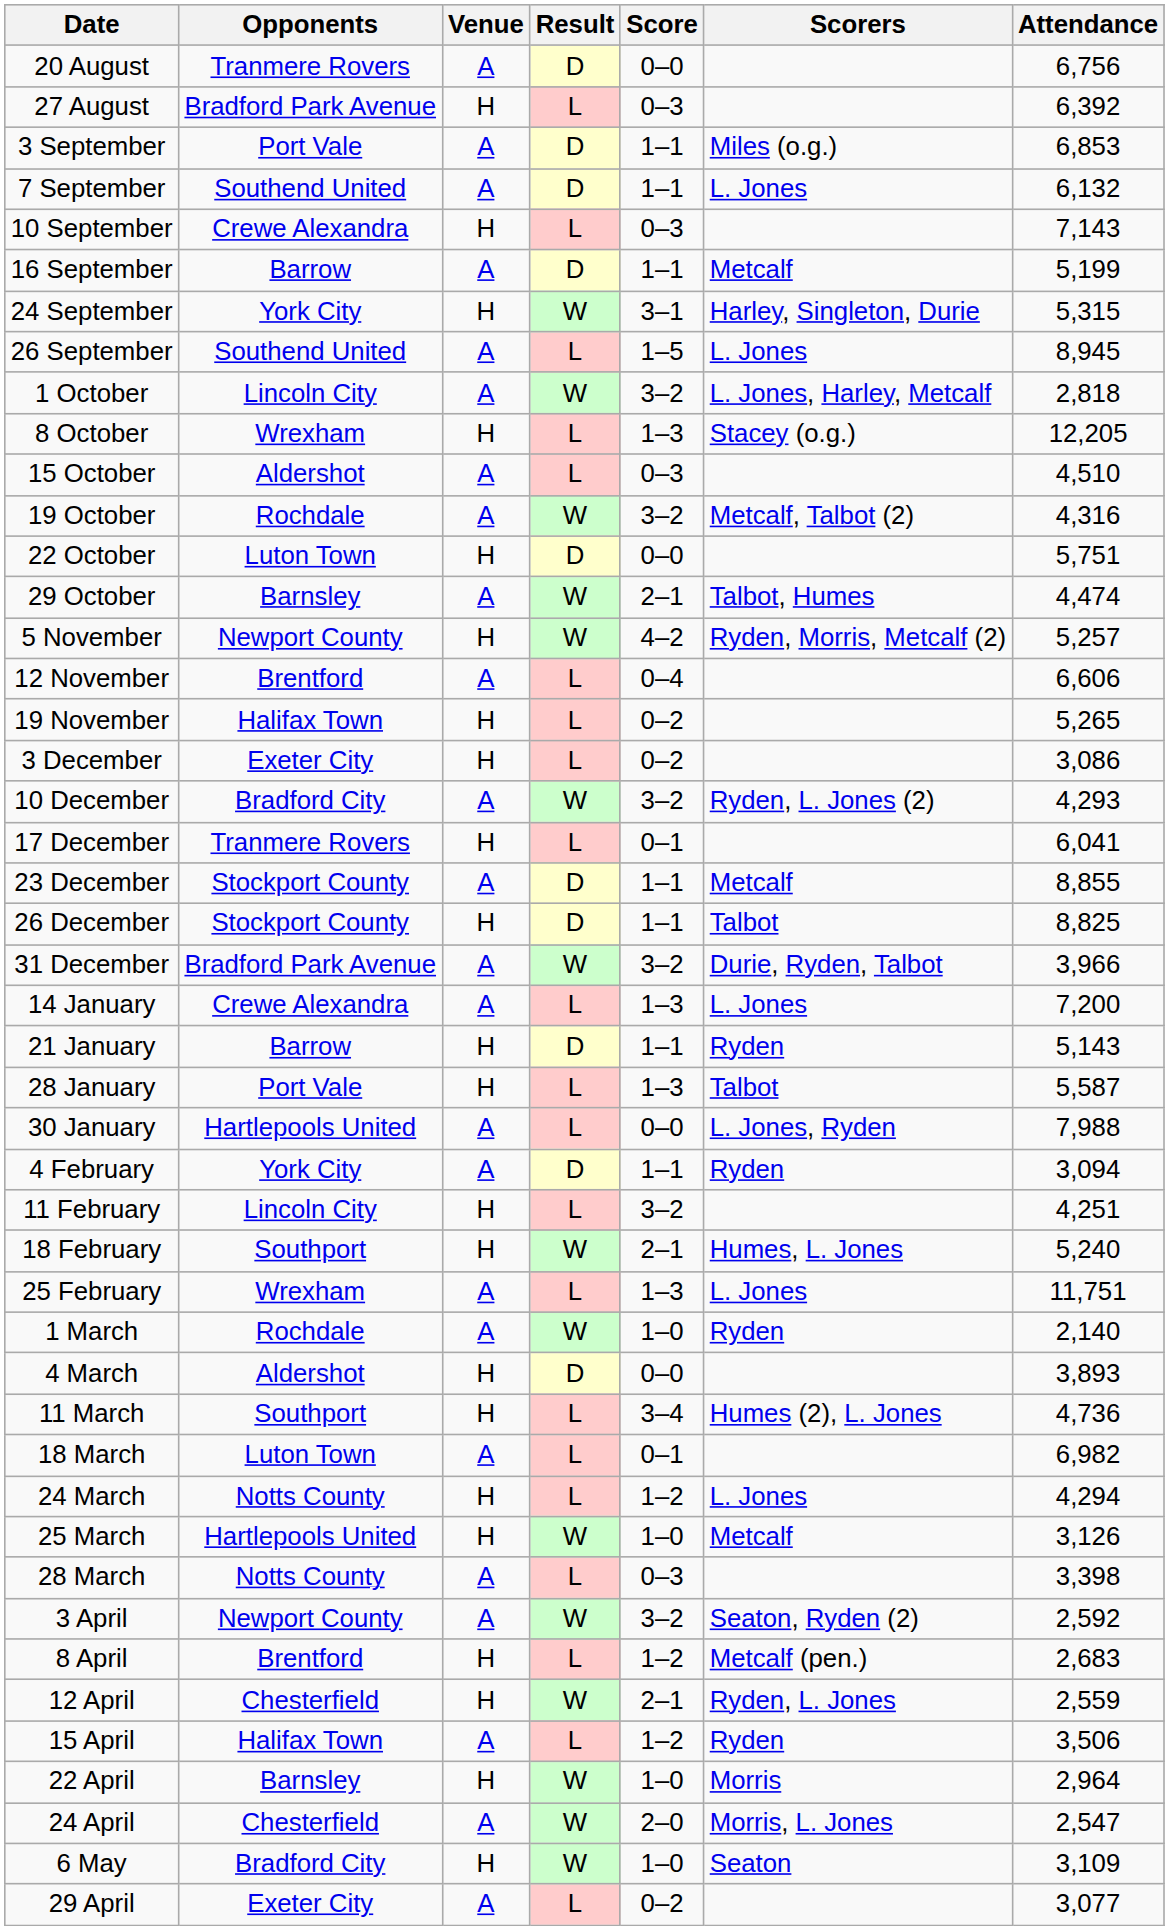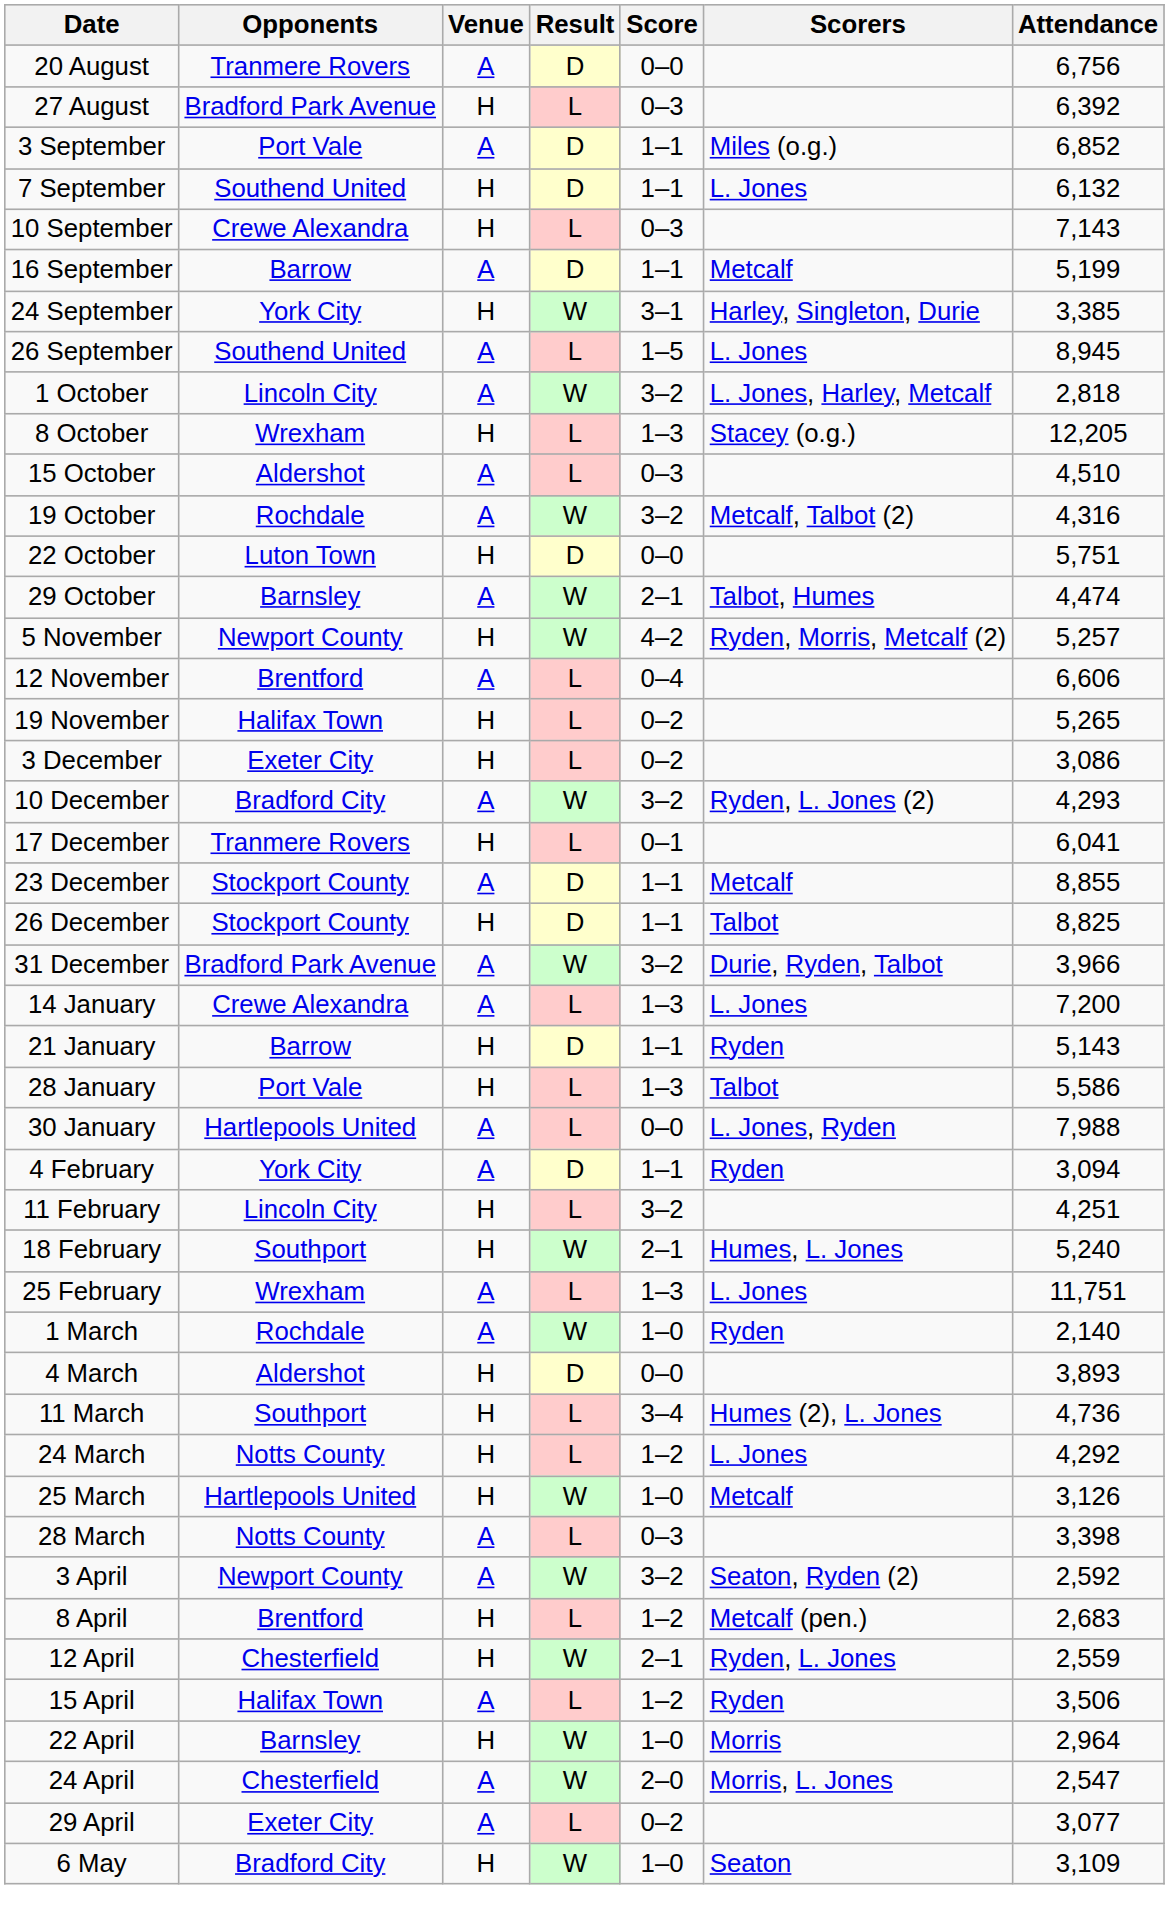(1088, 147) 6,853 -> (1088, 147) 6,852
(486, 188) A -> (486, 188) H
(1088, 310) 5,315 -> (1088, 310) 3,385
(1088, 1087) 5,587 -> (1088, 1087) 5,586
- row: (92, 1454)
(1088, 1495) 4,294 -> (1088, 1454) 4,292
rows swapped: (92, 1904) <-> (92, 1863)
